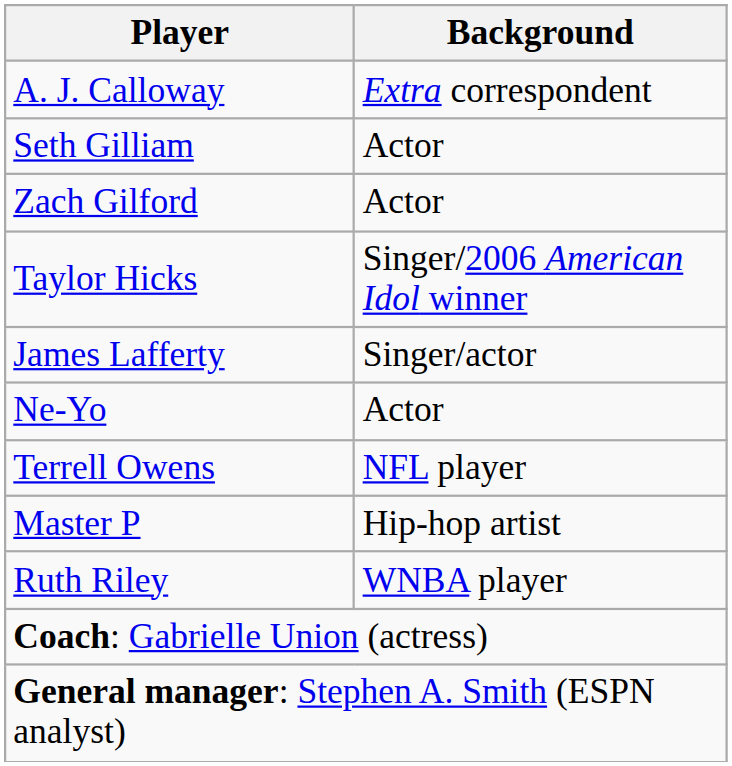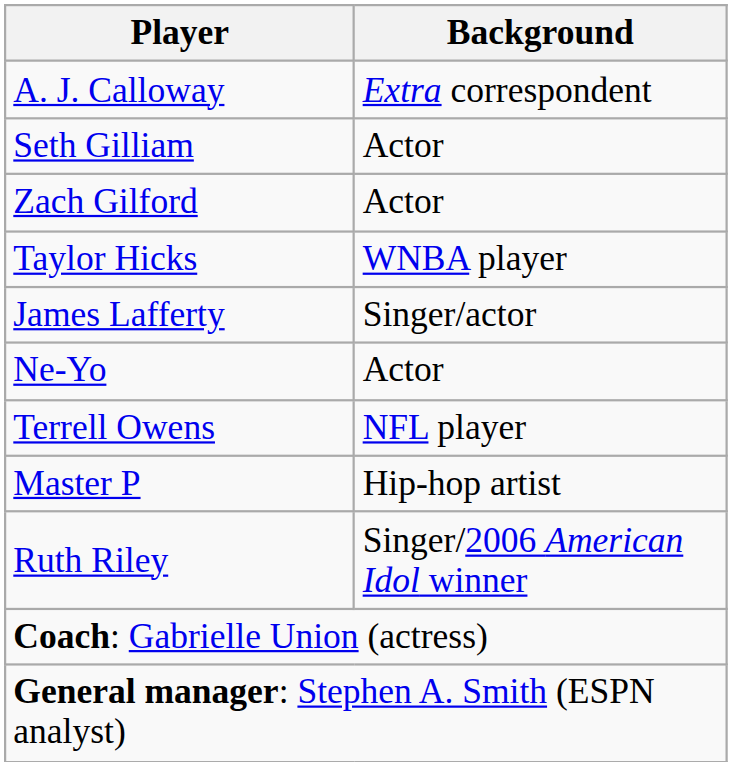(523, 277) Singer/2006 American Idol winner -> (465, 257) WNBA player
(465, 579) WNBA player -> (523, 559) Singer/2006 American Idol winner
